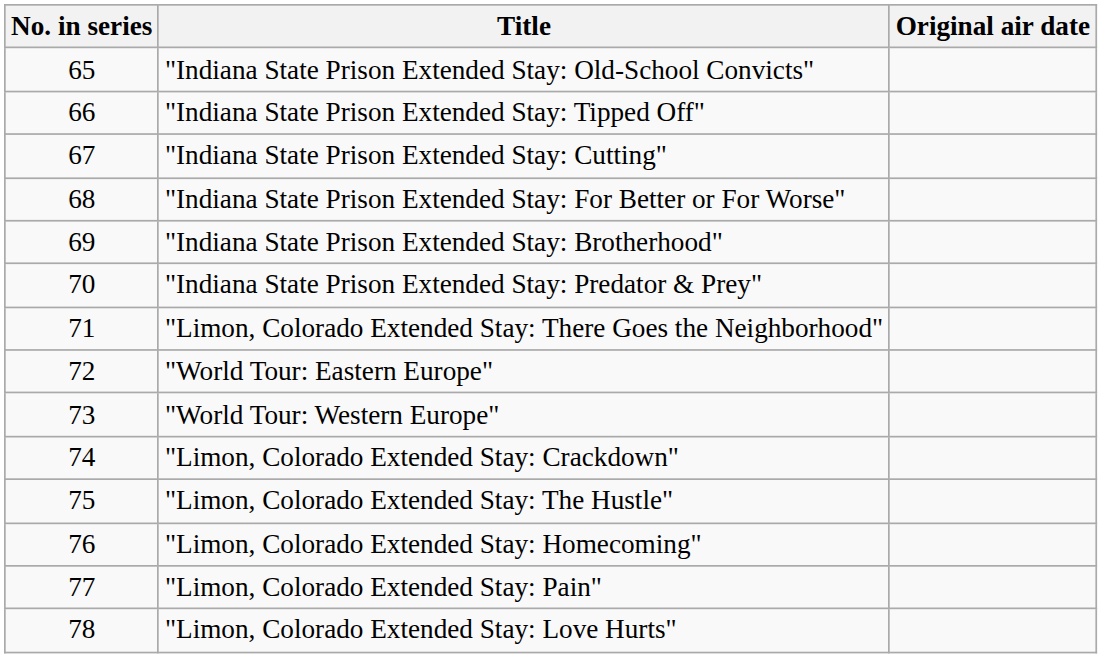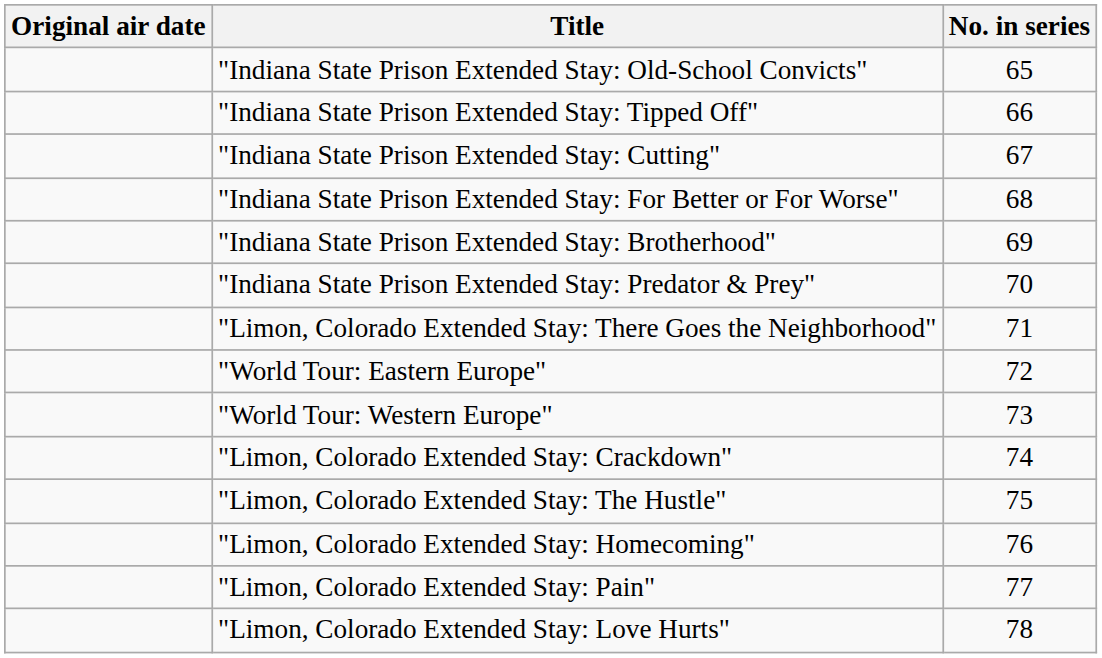columns swapped: (82, 26) <-> (993, 26)
